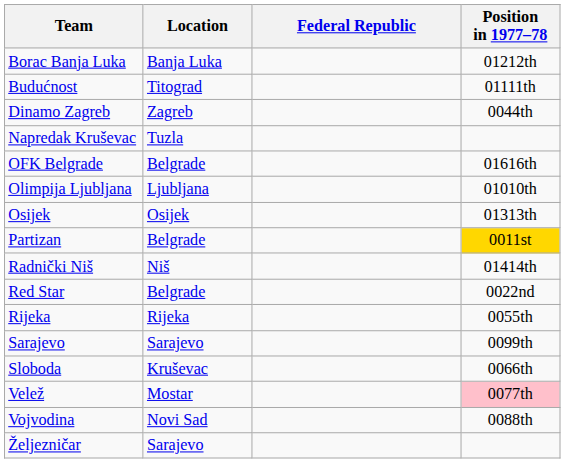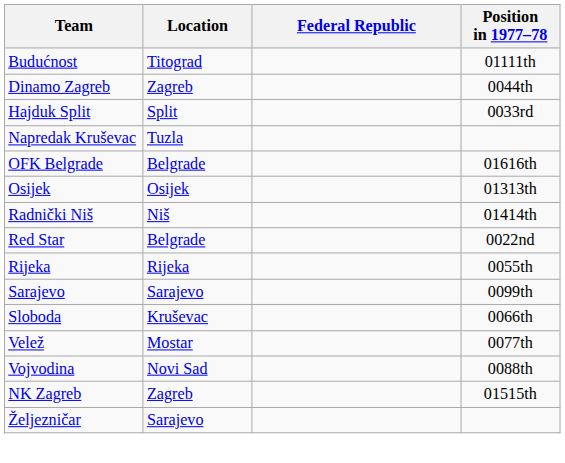- row: (67, 61)
+ row: (49, 112)
- row: (70, 189)
- row: (35, 240)
(510, 394) pink background -> (510, 343) no background
+ row: (45, 394)
